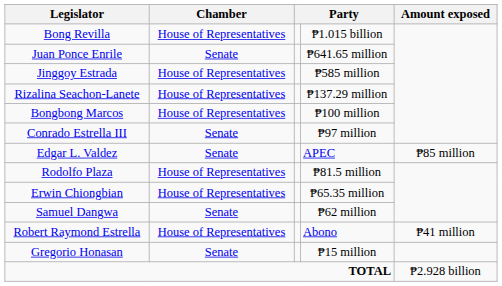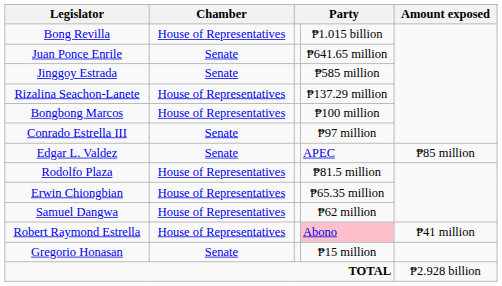(221, 73) House of Representatives -> (221, 73) Senate
(221, 212) Senate -> (221, 212) House of Representatives
(320, 232) no background -> (320, 232) pink background
